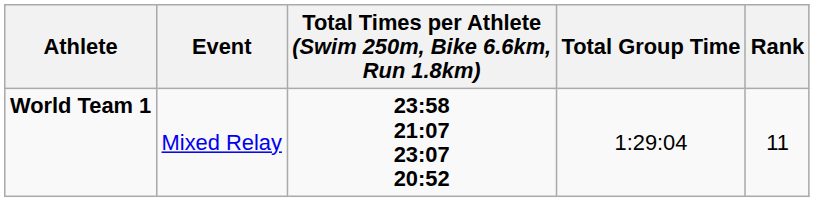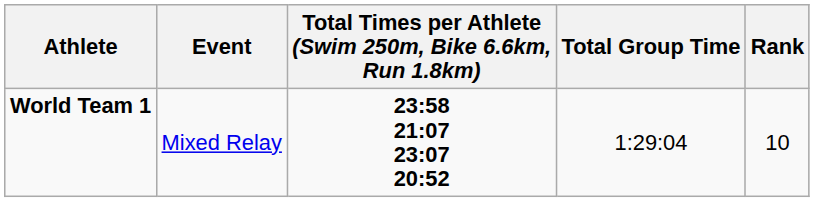(778, 142) 11 -> (778, 142) 10
